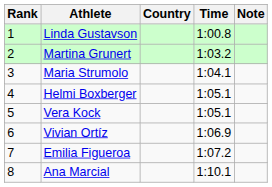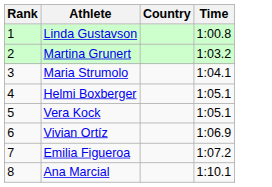- column: (251, 14)
